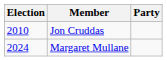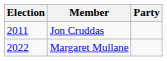(18, 30) 2010 -> (18, 30) 2011
(18, 47) 2024 -> (18, 47) 2022
